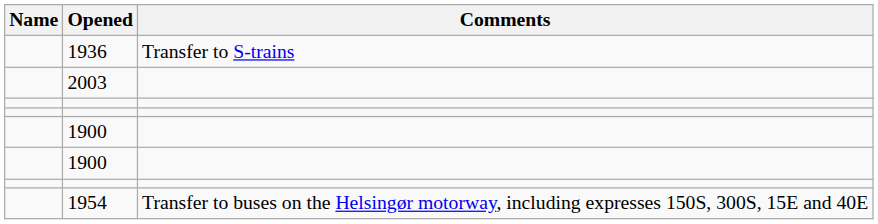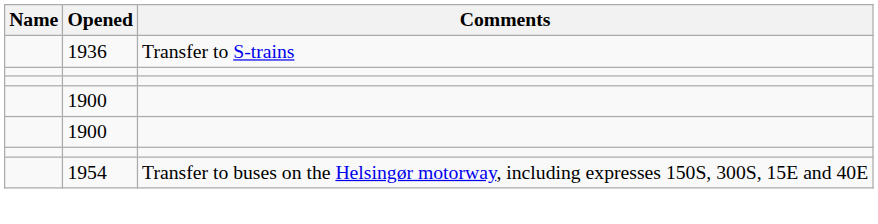- row: (87, 82)
